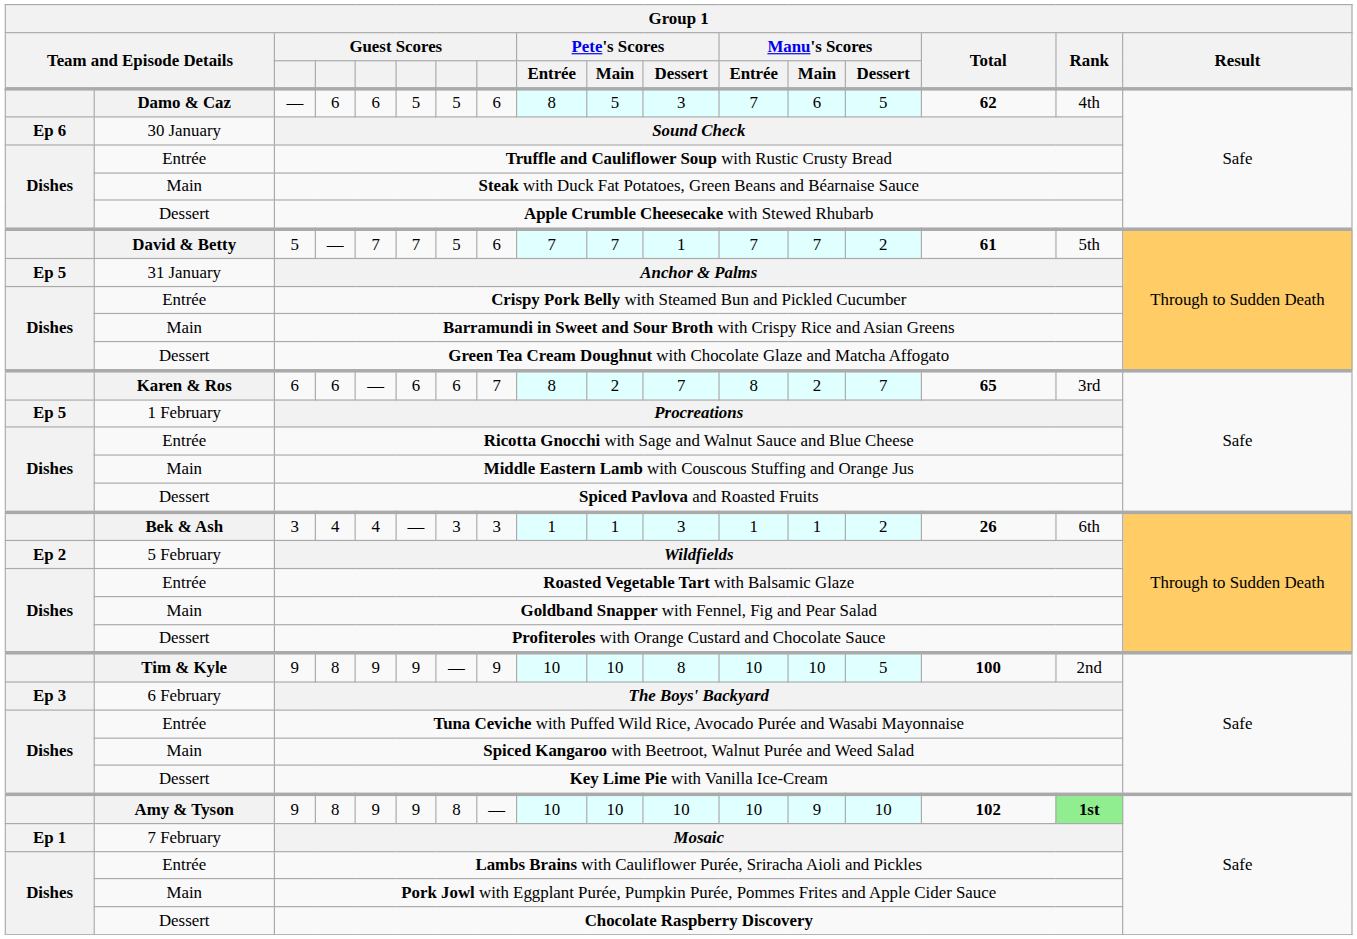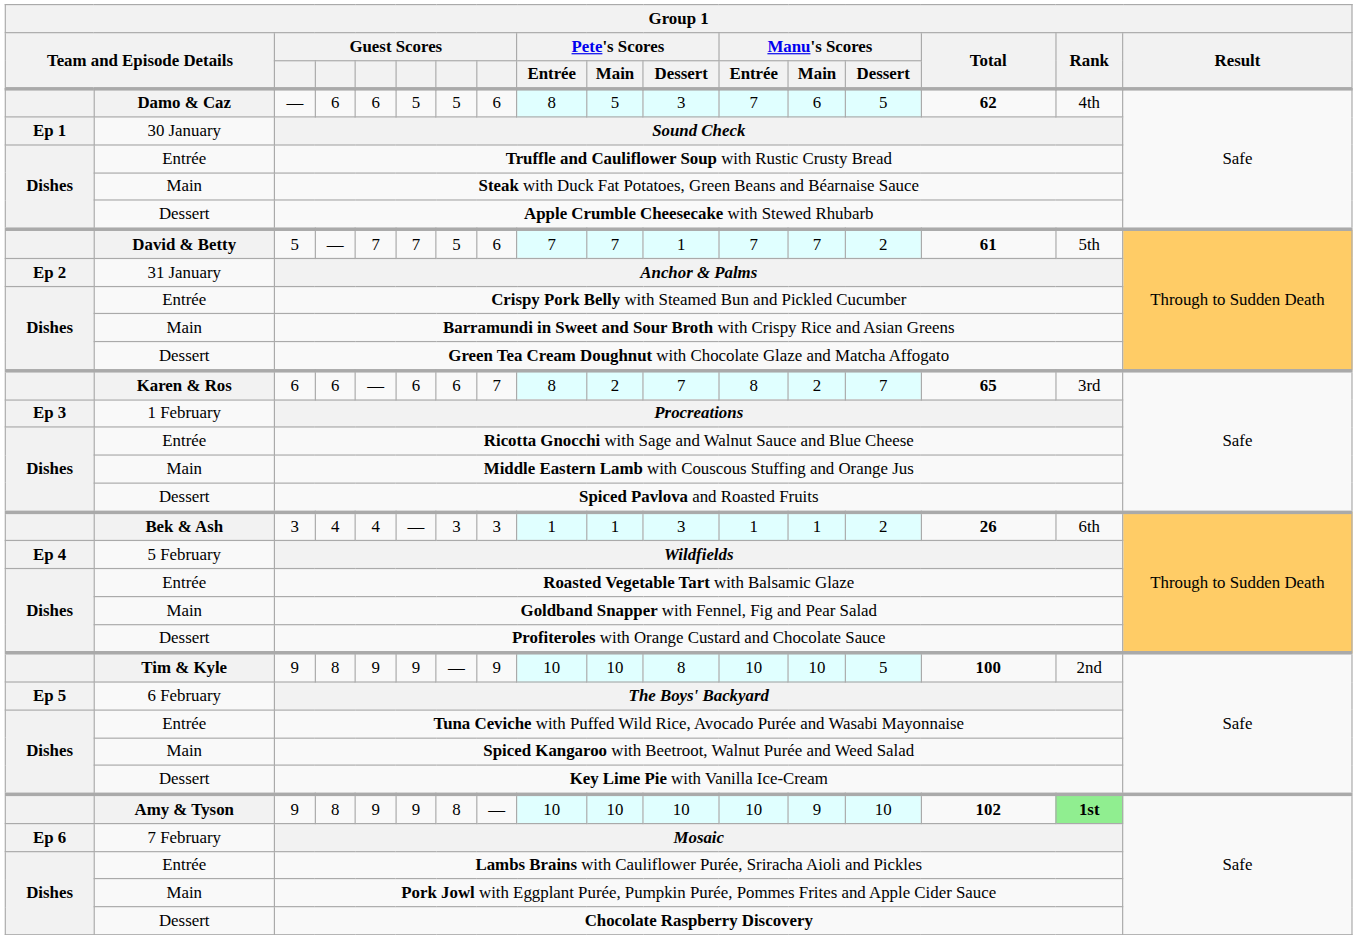(50, 131) Ep 6 -> (50, 131) Ep 1
(50, 272) Ep 5 -> (50, 272) Ep 2
(50, 413) Ep 5 -> (50, 413) Ep 3
(50, 554) Ep 2 -> (50, 554) Ep 4
(50, 696) Ep 3 -> (50, 696) Ep 5
(50, 837) Ep 1 -> (50, 837) Ep 6
